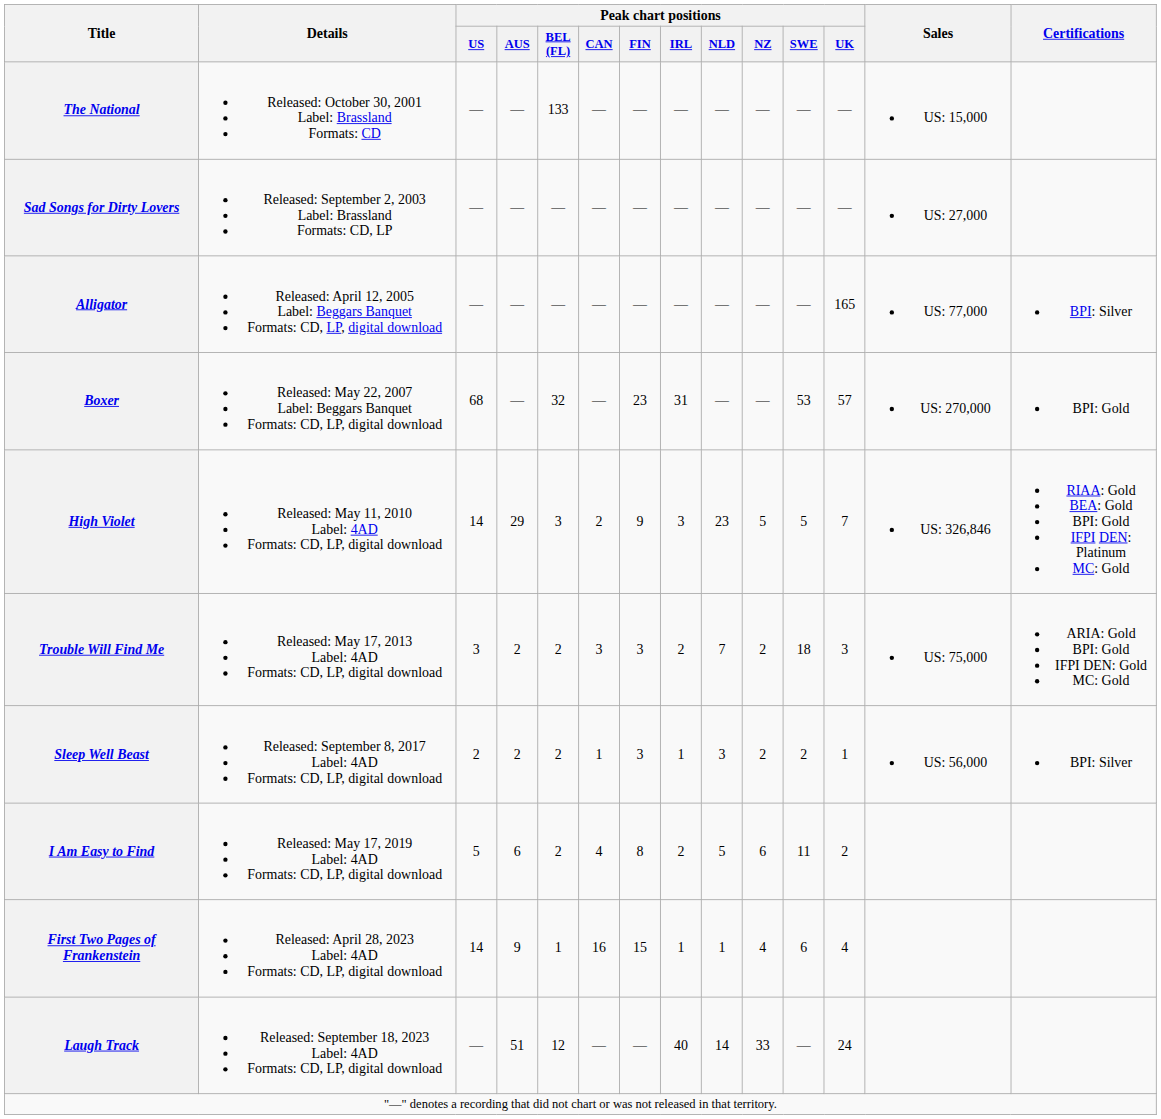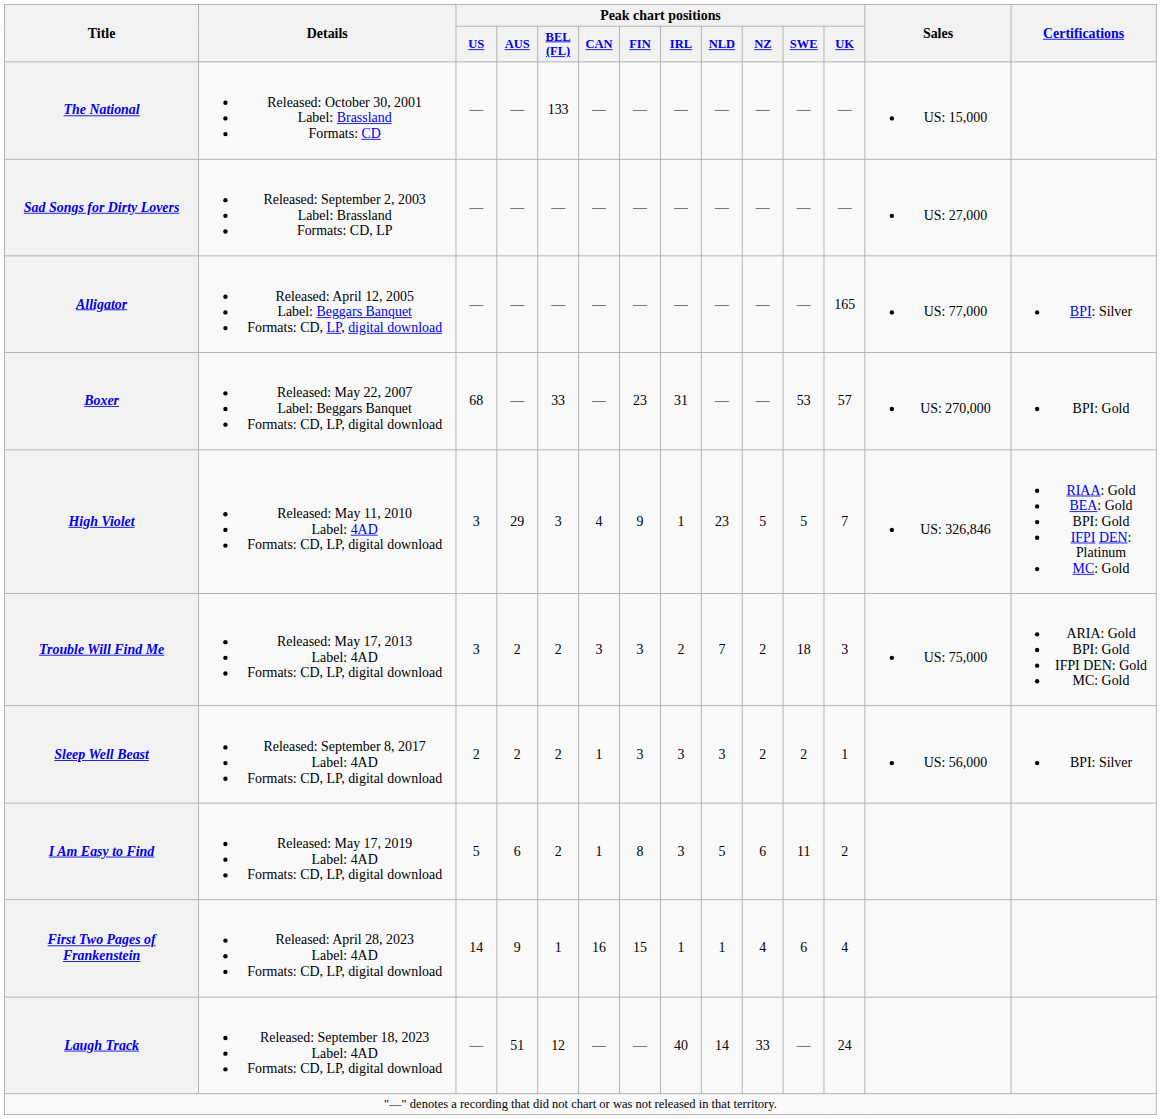(558, 401) 32 -> (558, 401) 33
(476, 521) 14 -> (476, 521) 3
(599, 521) 2 -> (599, 521) 4
(681, 521) 3 -> (681, 521) 1
(681, 754) 1 -> (681, 754) 3
(599, 851) 4 -> (599, 851) 1
(681, 851) 2 -> (681, 851) 3
